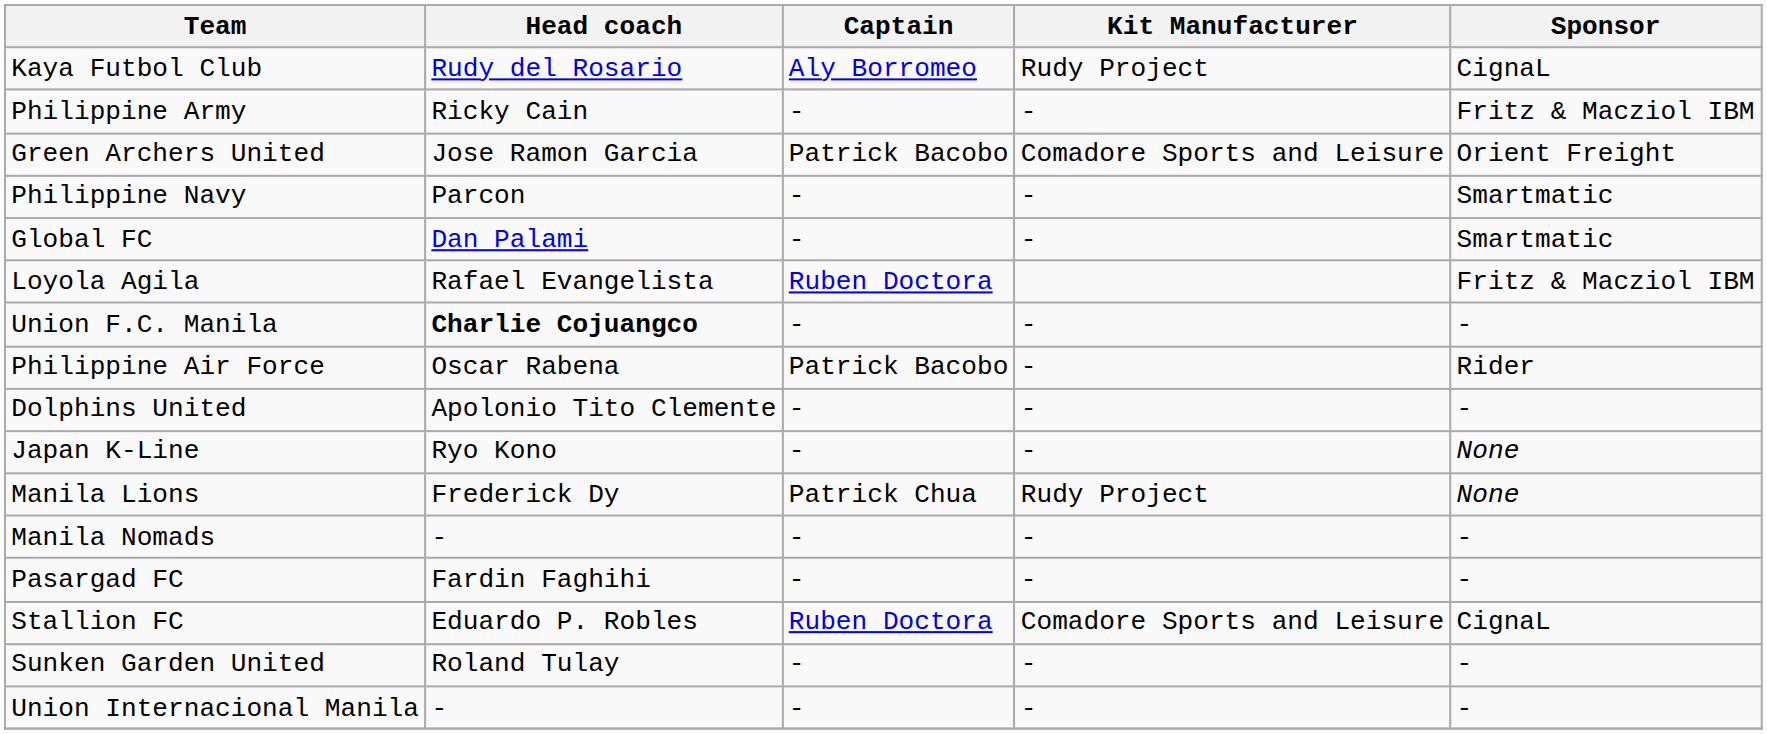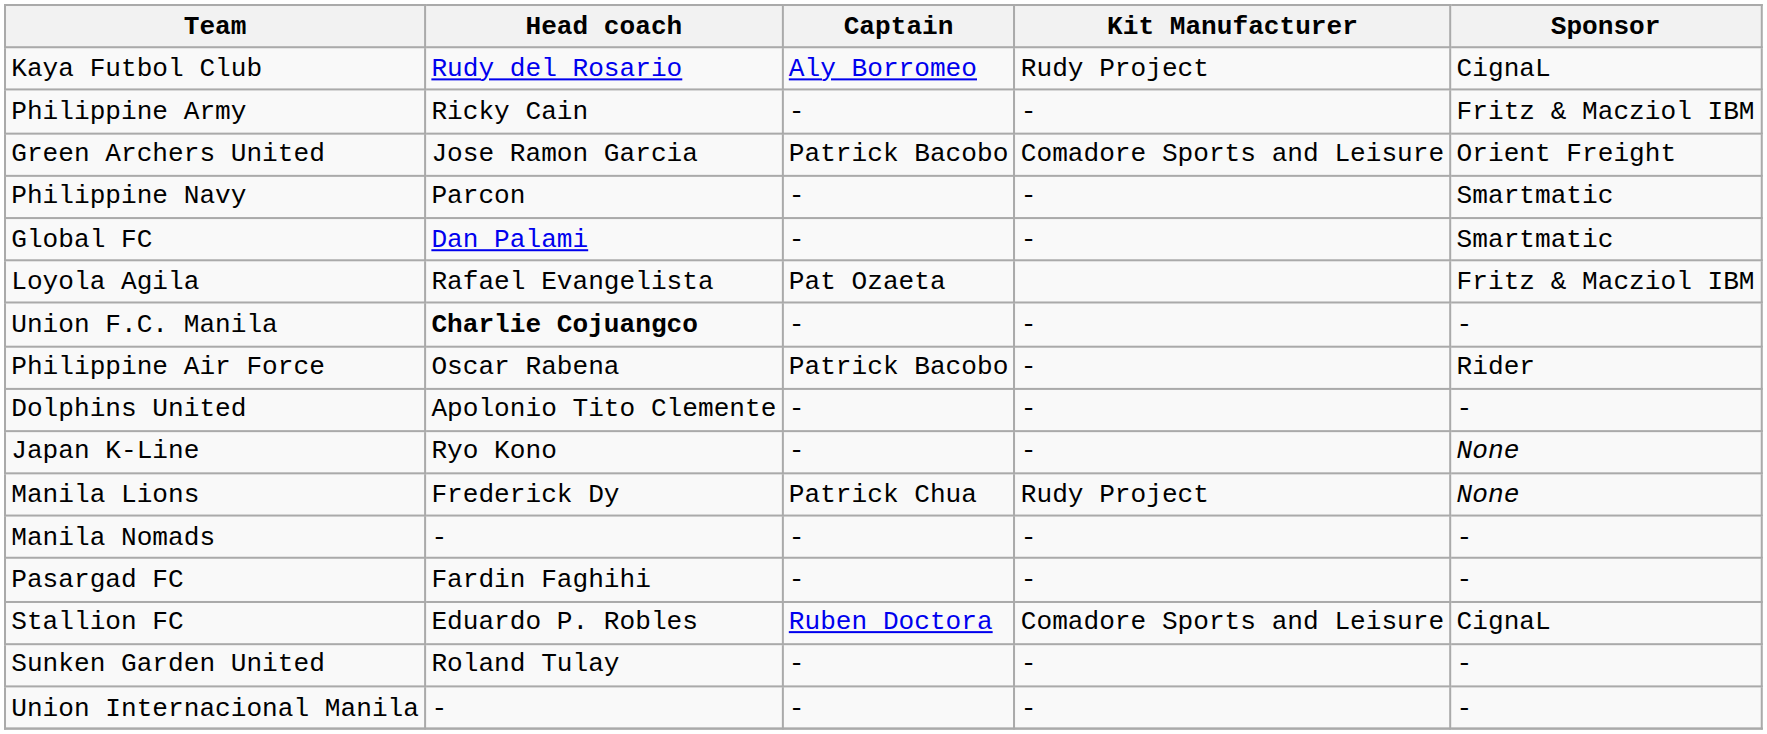(891, 282) Ruben Doctora -> (867, 282) Pat Ozaeta
